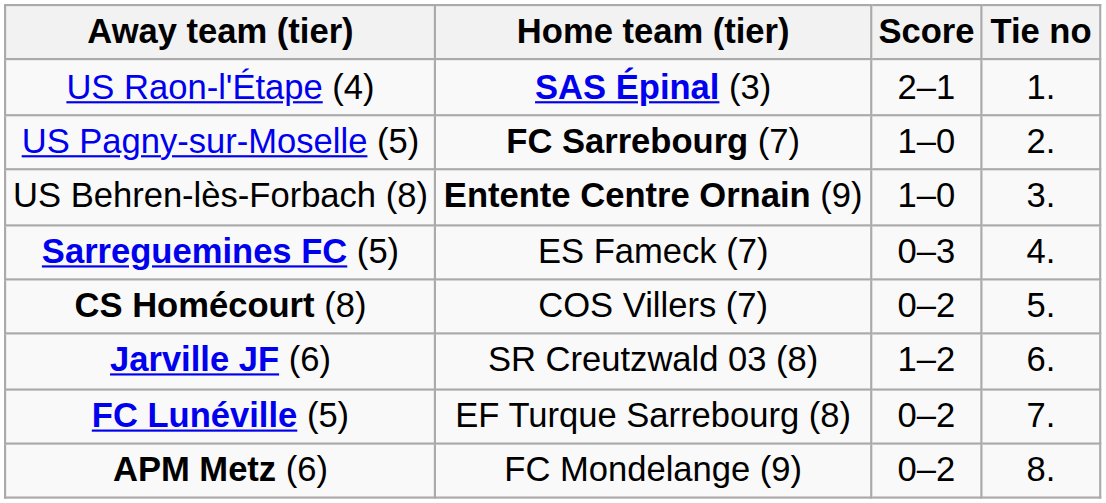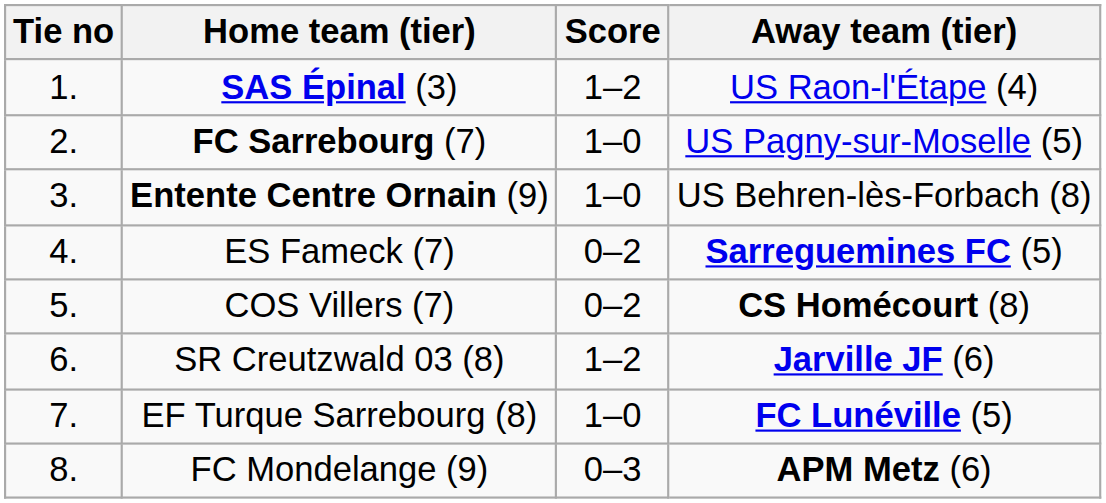columns swapped: (1041, 31) <-> (220, 31)
(926, 86) 2–1 -> (613, 86) 1–2
(926, 251) 0–3 -> (613, 251) 0–2
(926, 415) 0–2 -> (613, 415) 1–0
(926, 470) 0–2 -> (613, 470) 0–3
